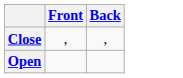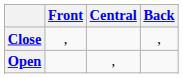+ column: (113, 15)
